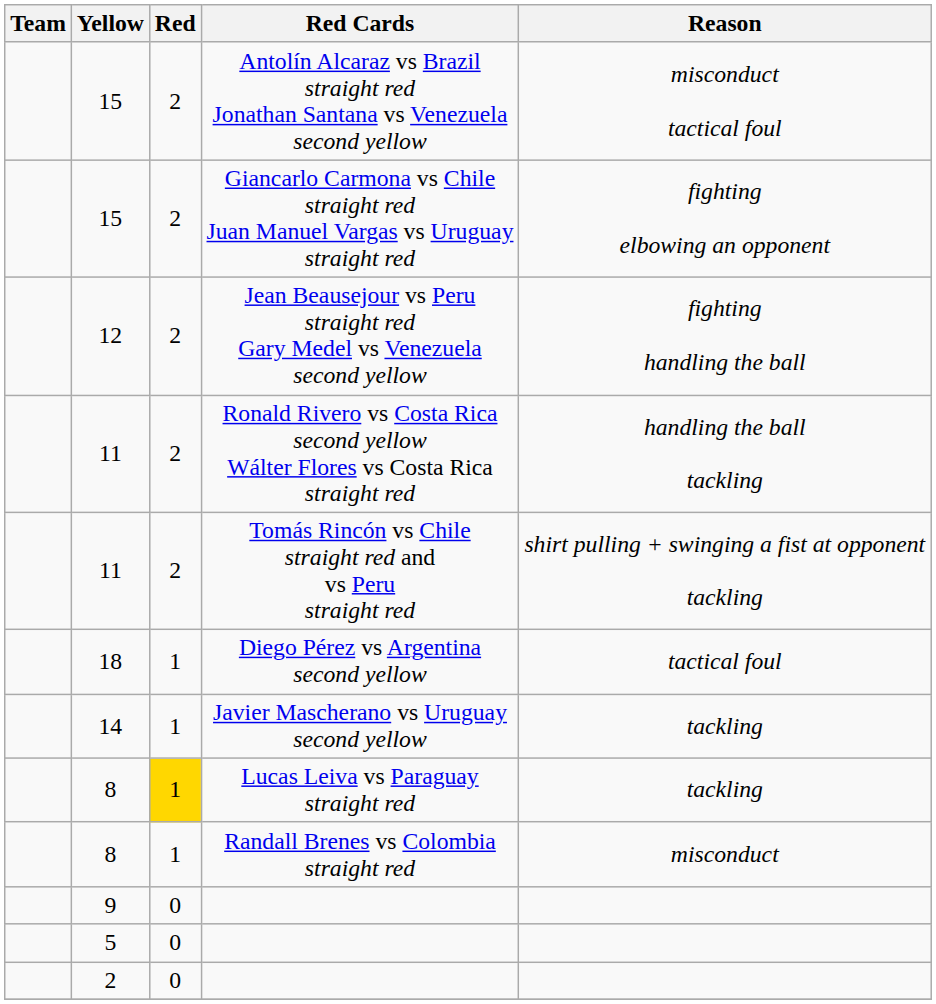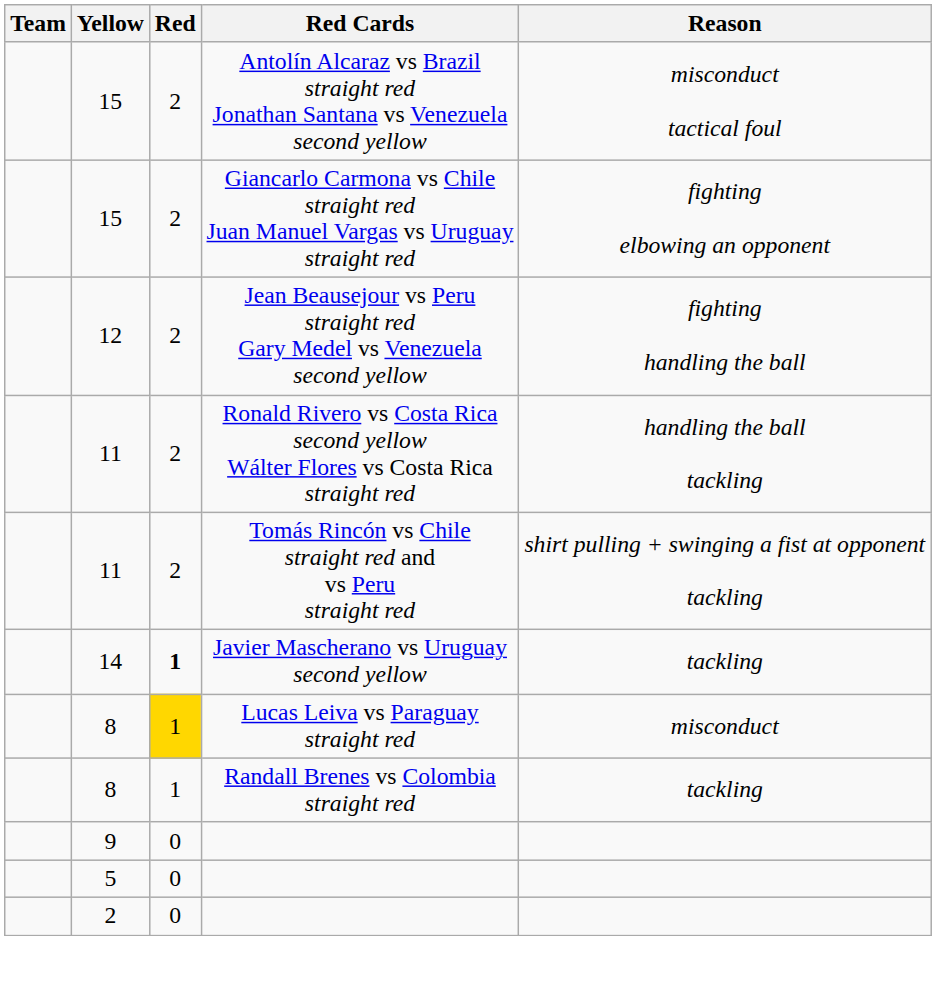- row: (110, 661)
(175, 725) normal -> (175, 661) bold
(725, 789) tackling -> (725, 725) misconduct
(725, 854) misconduct -> (725, 789) tackling
